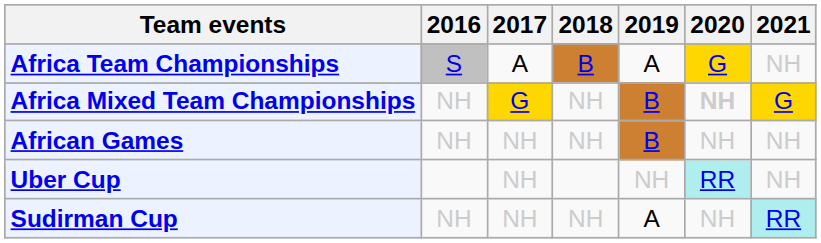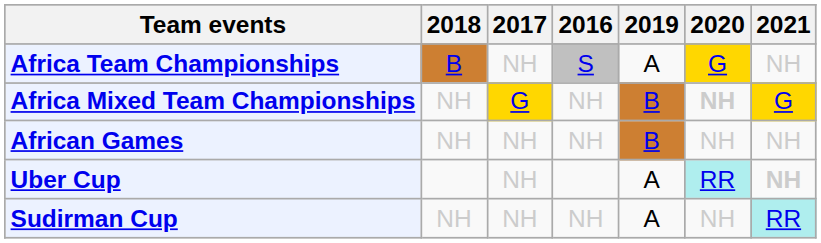columns swapped: (454, 25) <-> (586, 25)
(520, 63) A -> (520, 63) NH
(652, 179) NH -> (652, 179) A
(783, 179) normal -> (783, 179) bold
